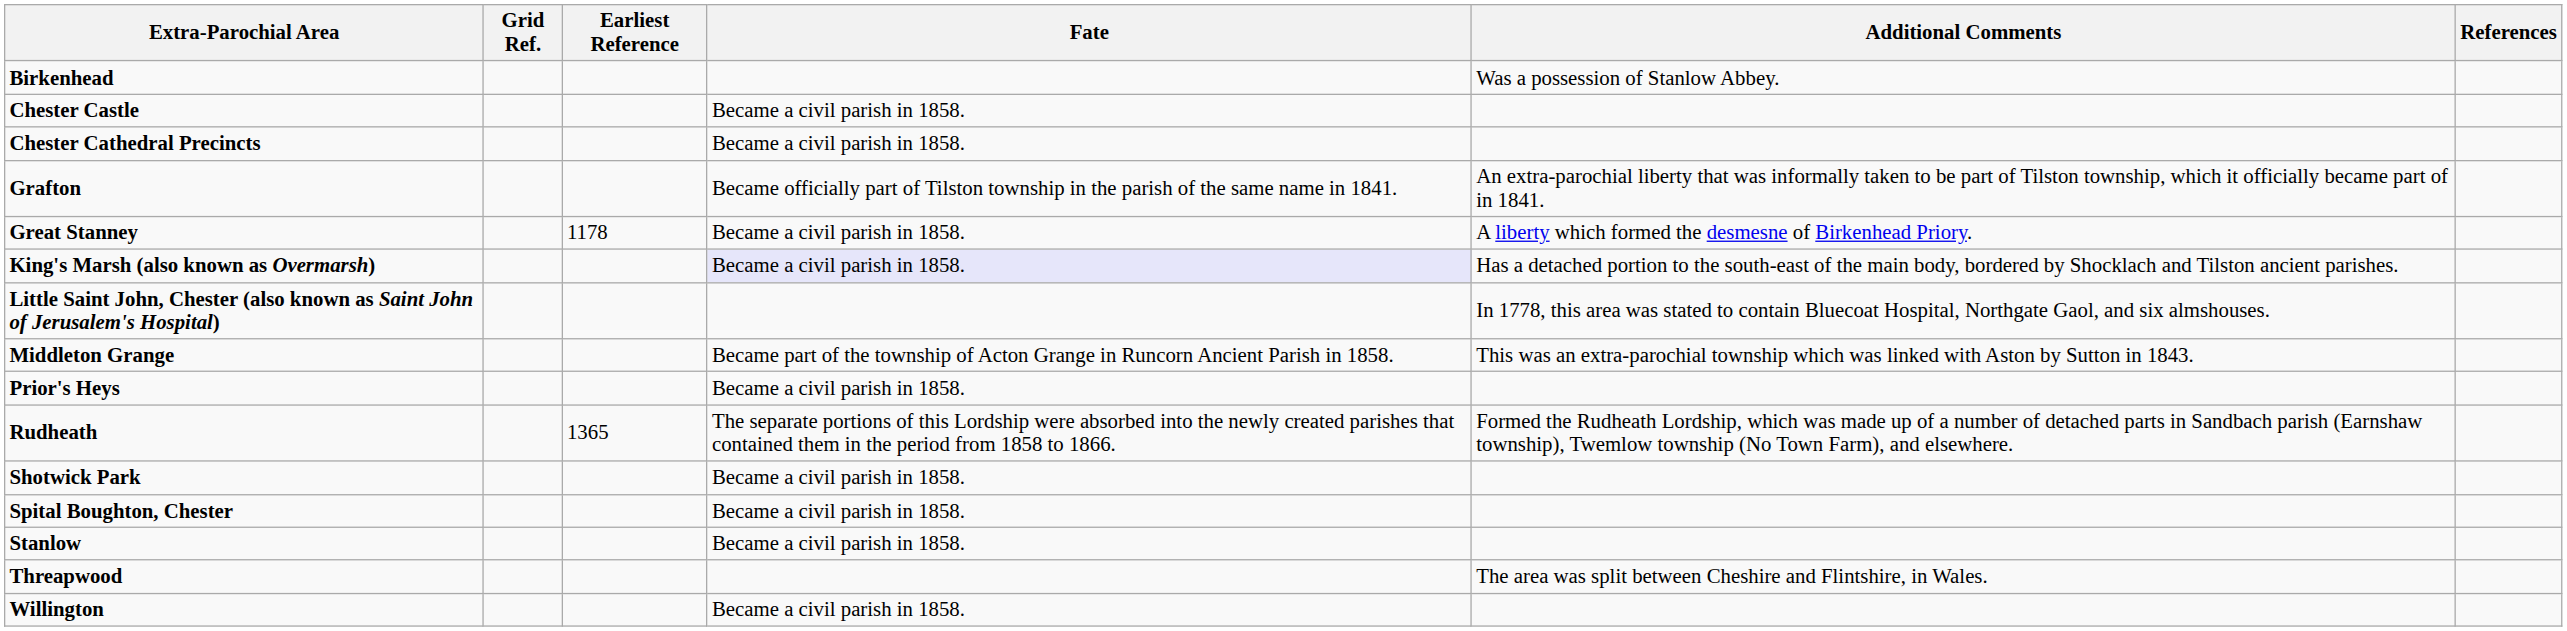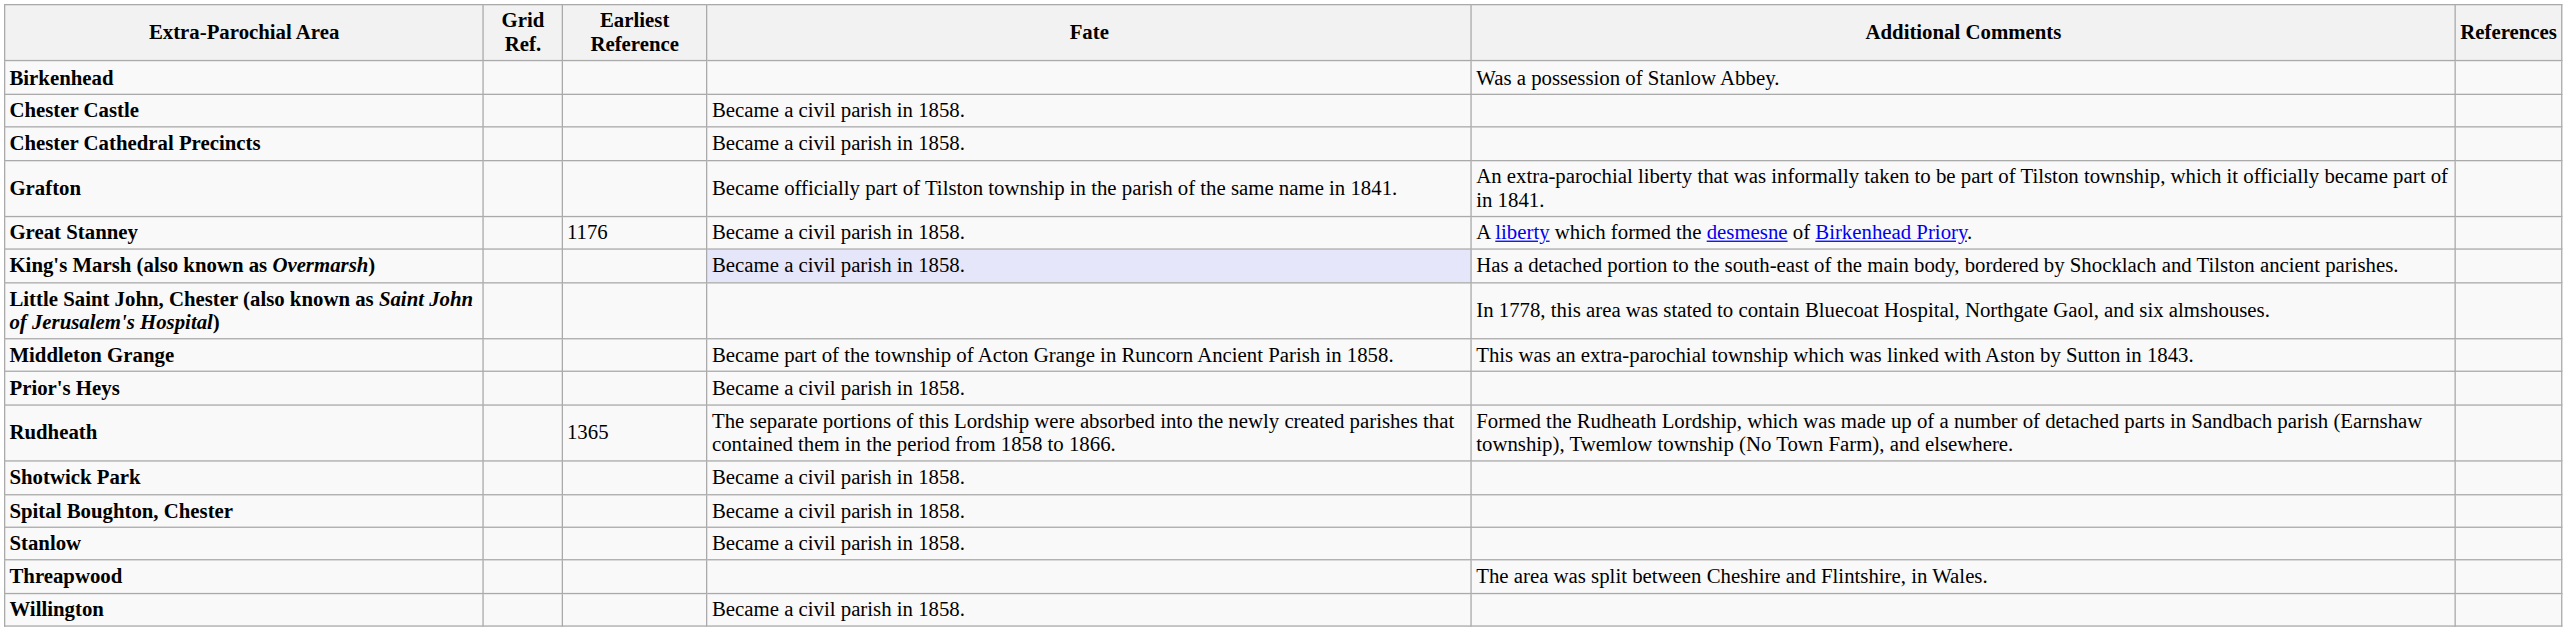(587, 232) 1178 -> (587, 232) 1176
